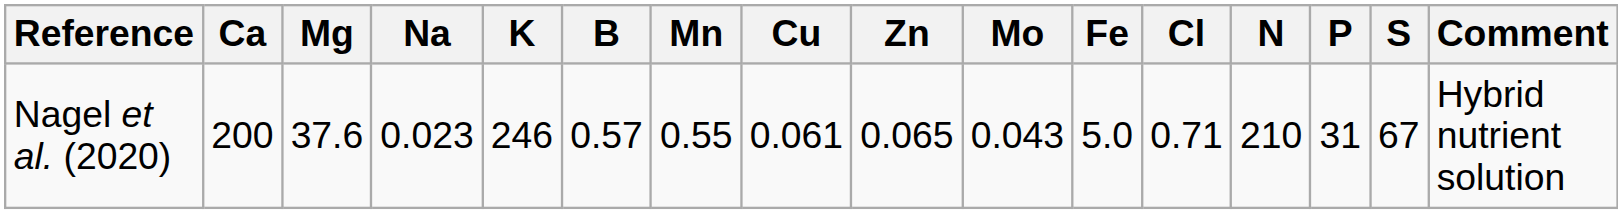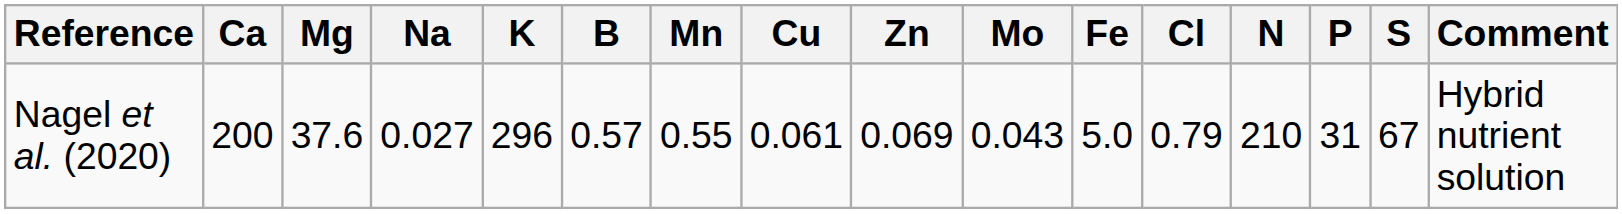(427, 135) 0.023 -> (427, 135) 0.027
(522, 135) 246 -> (522, 135) 296
(907, 135) 0.065 -> (907, 135) 0.069
(1187, 135) 0.71 -> (1187, 135) 0.79
